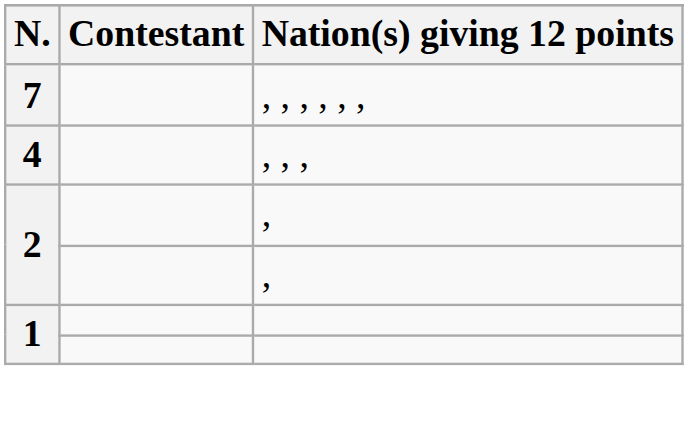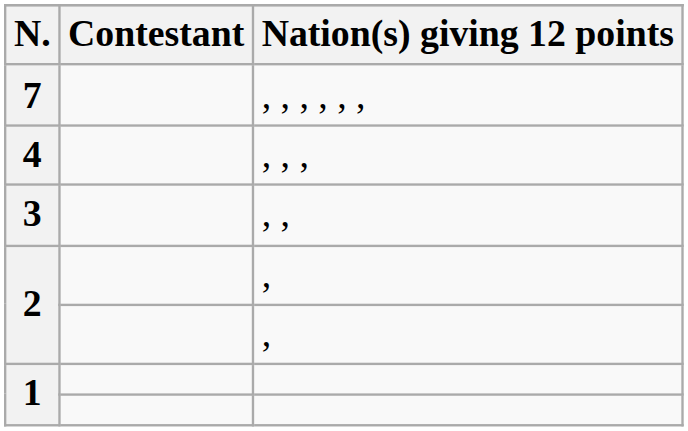+ row: (32, 214)
